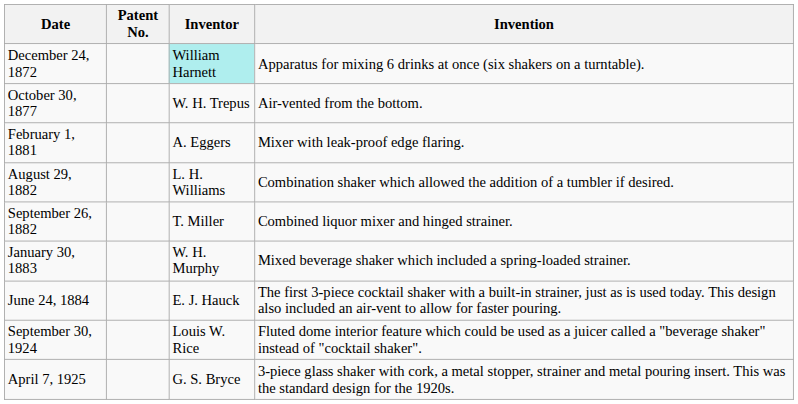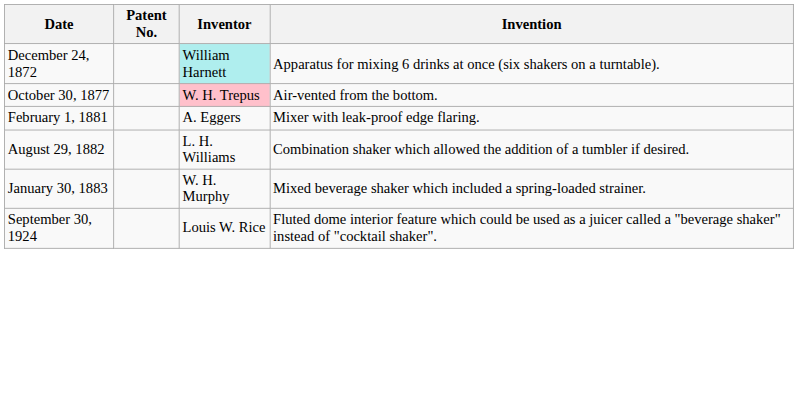(211, 103) no background -> (221, 94) pink background
- row: (50, 221)
- row: (48, 300)
- row: (47, 379)
